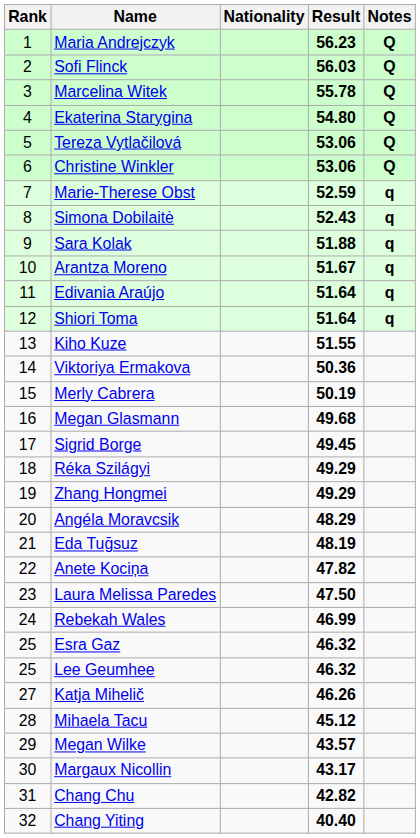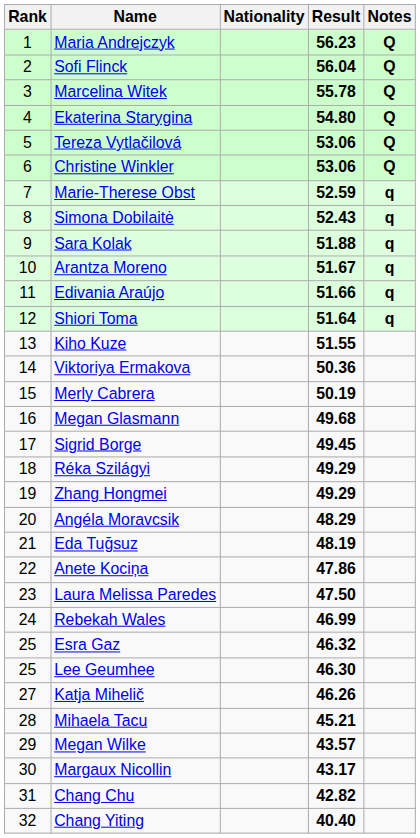(336, 67) 56.03 -> (336, 67) 56.04
(336, 293) 51.64 -> (336, 293) 51.66
(336, 569) 47.82 -> (336, 569) 47.86
(336, 670) 46.32 -> (336, 670) 46.30
(336, 720) 45.12 -> (336, 720) 45.21
